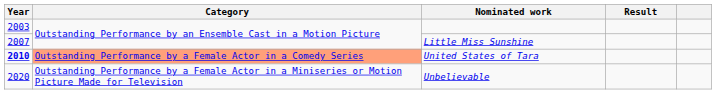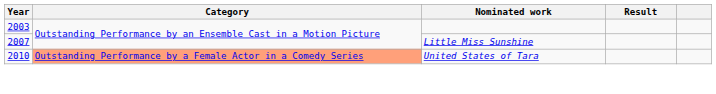(18, 56) bold -> (18, 56) normal
- row: (457, 76)
